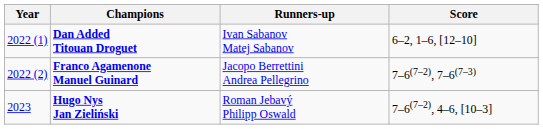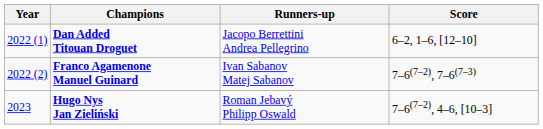(258, 41) Ivan Sabanov Matej Sabanov -> (266, 41) Jacopo Berrettini Andrea Pellegrino
(266, 74) Jacopo Berrettini Andrea Pellegrino -> (258, 74) Ivan Sabanov Matej Sabanov
